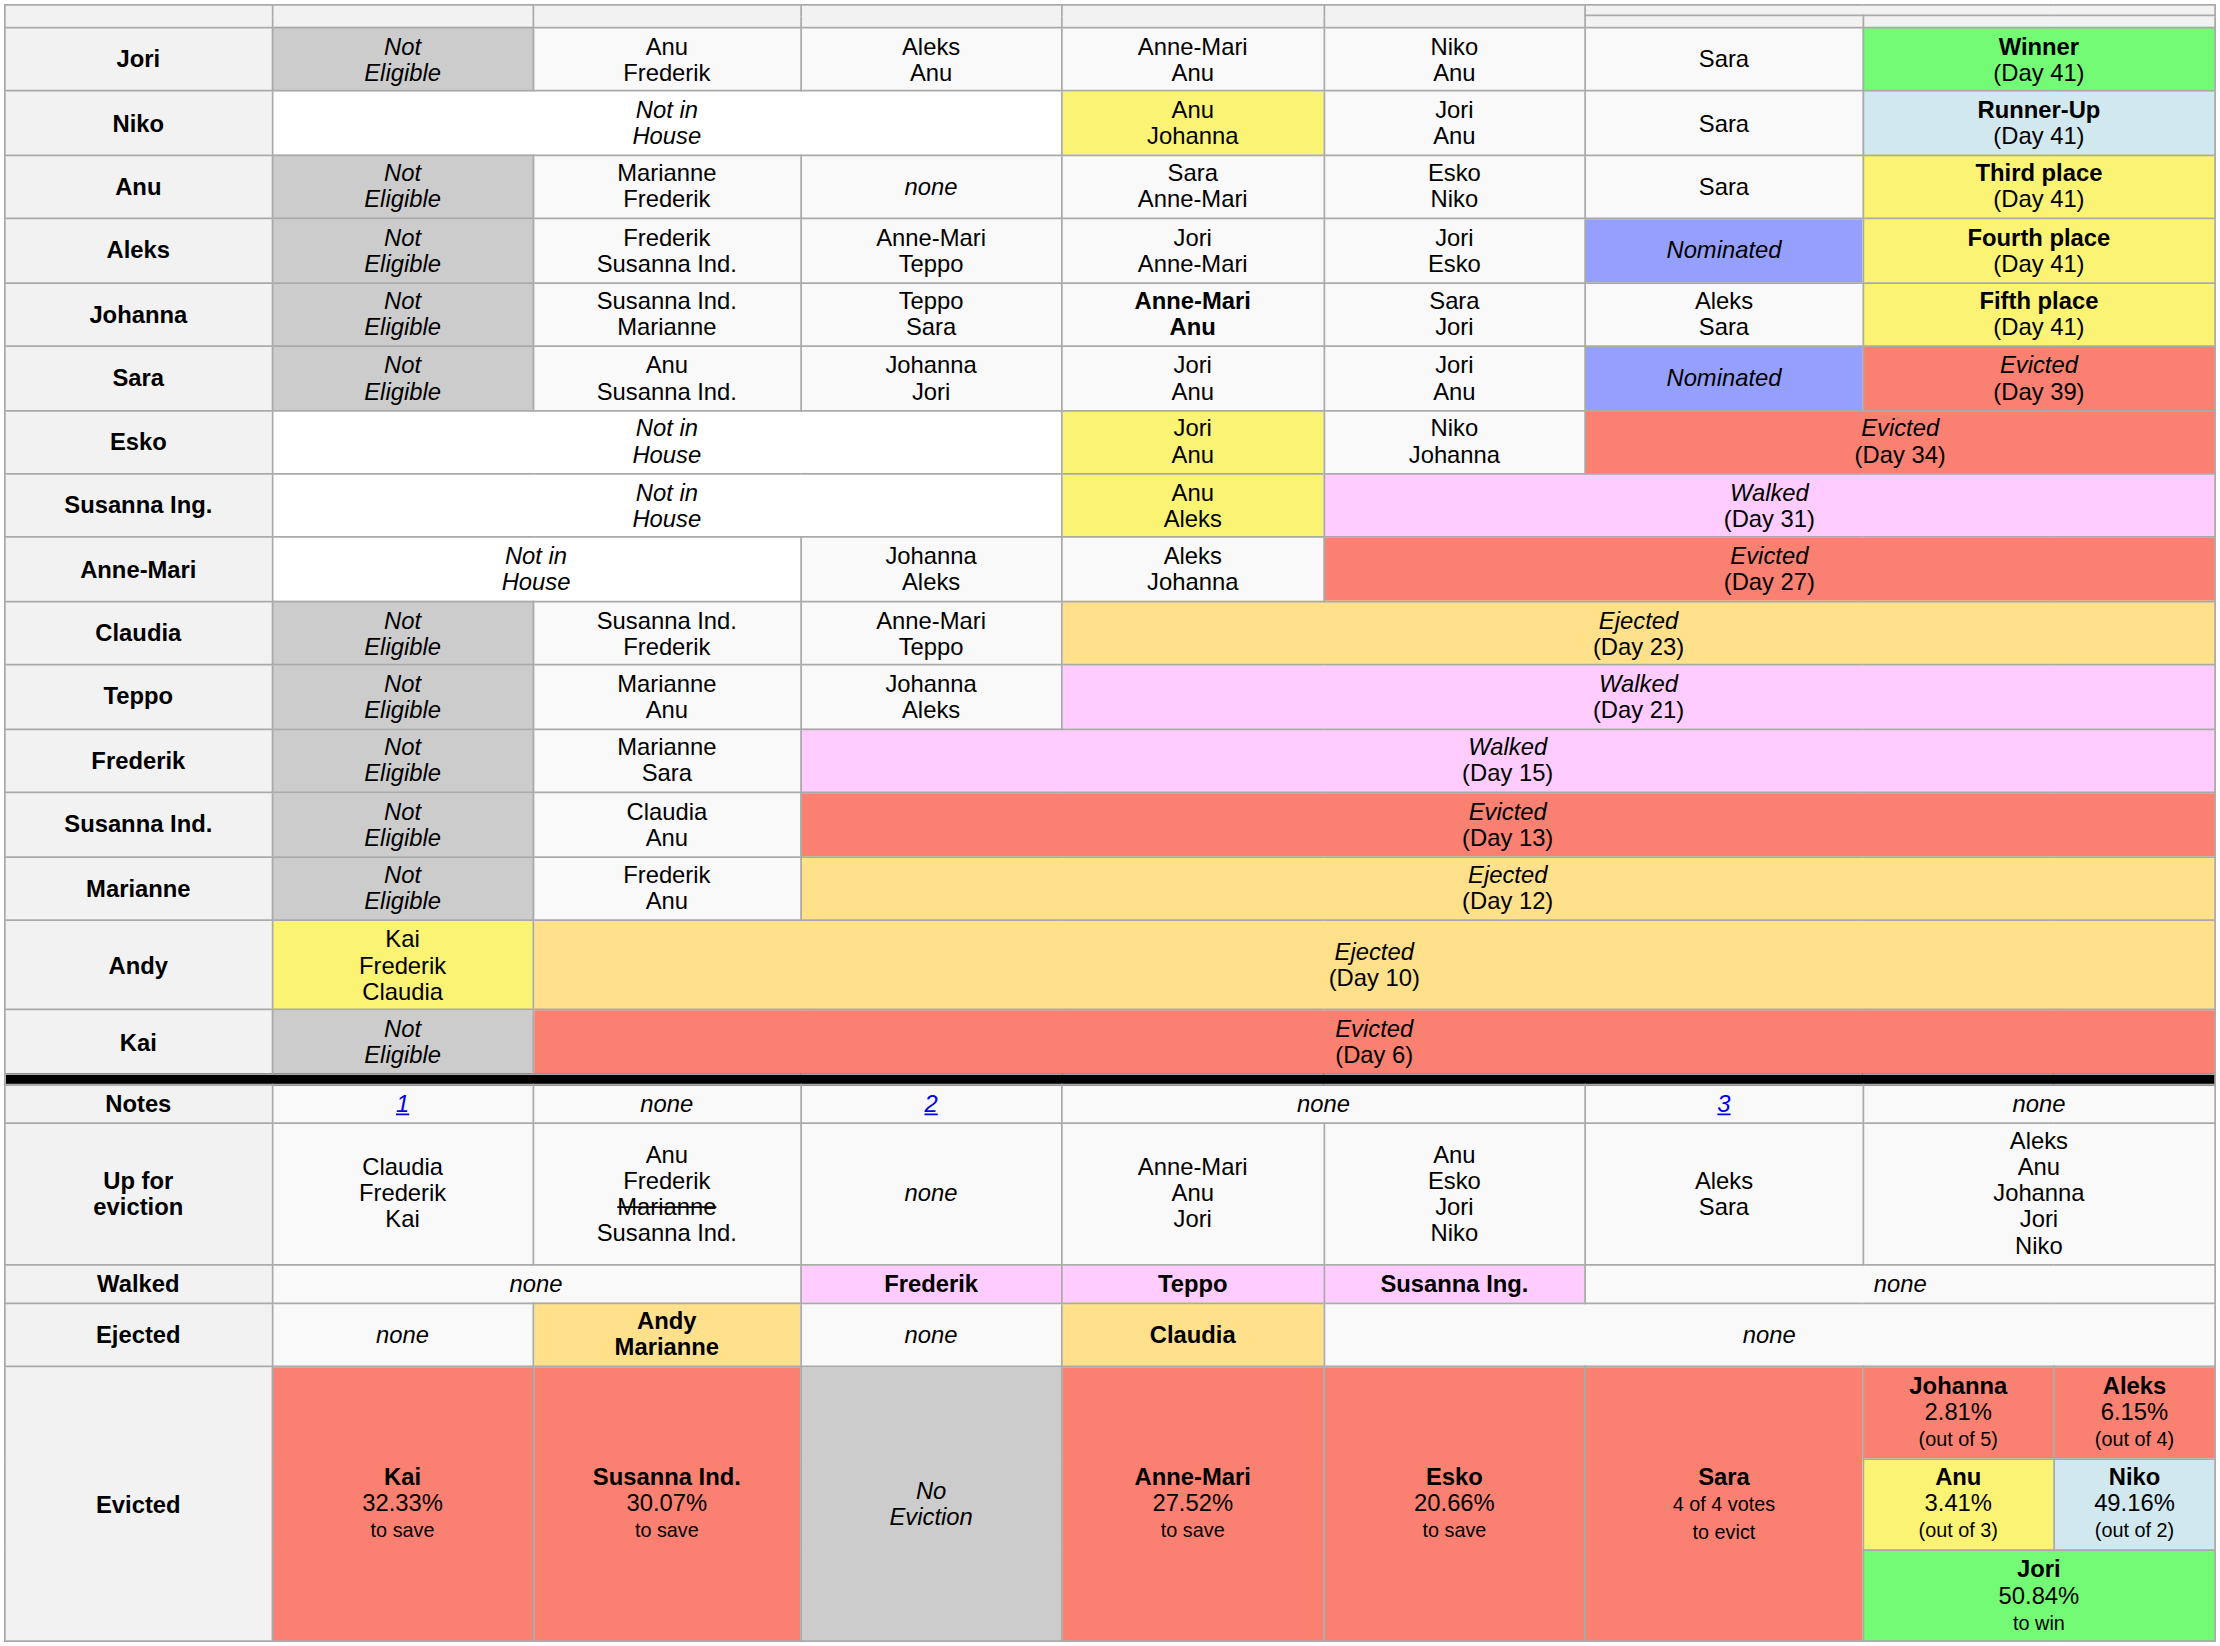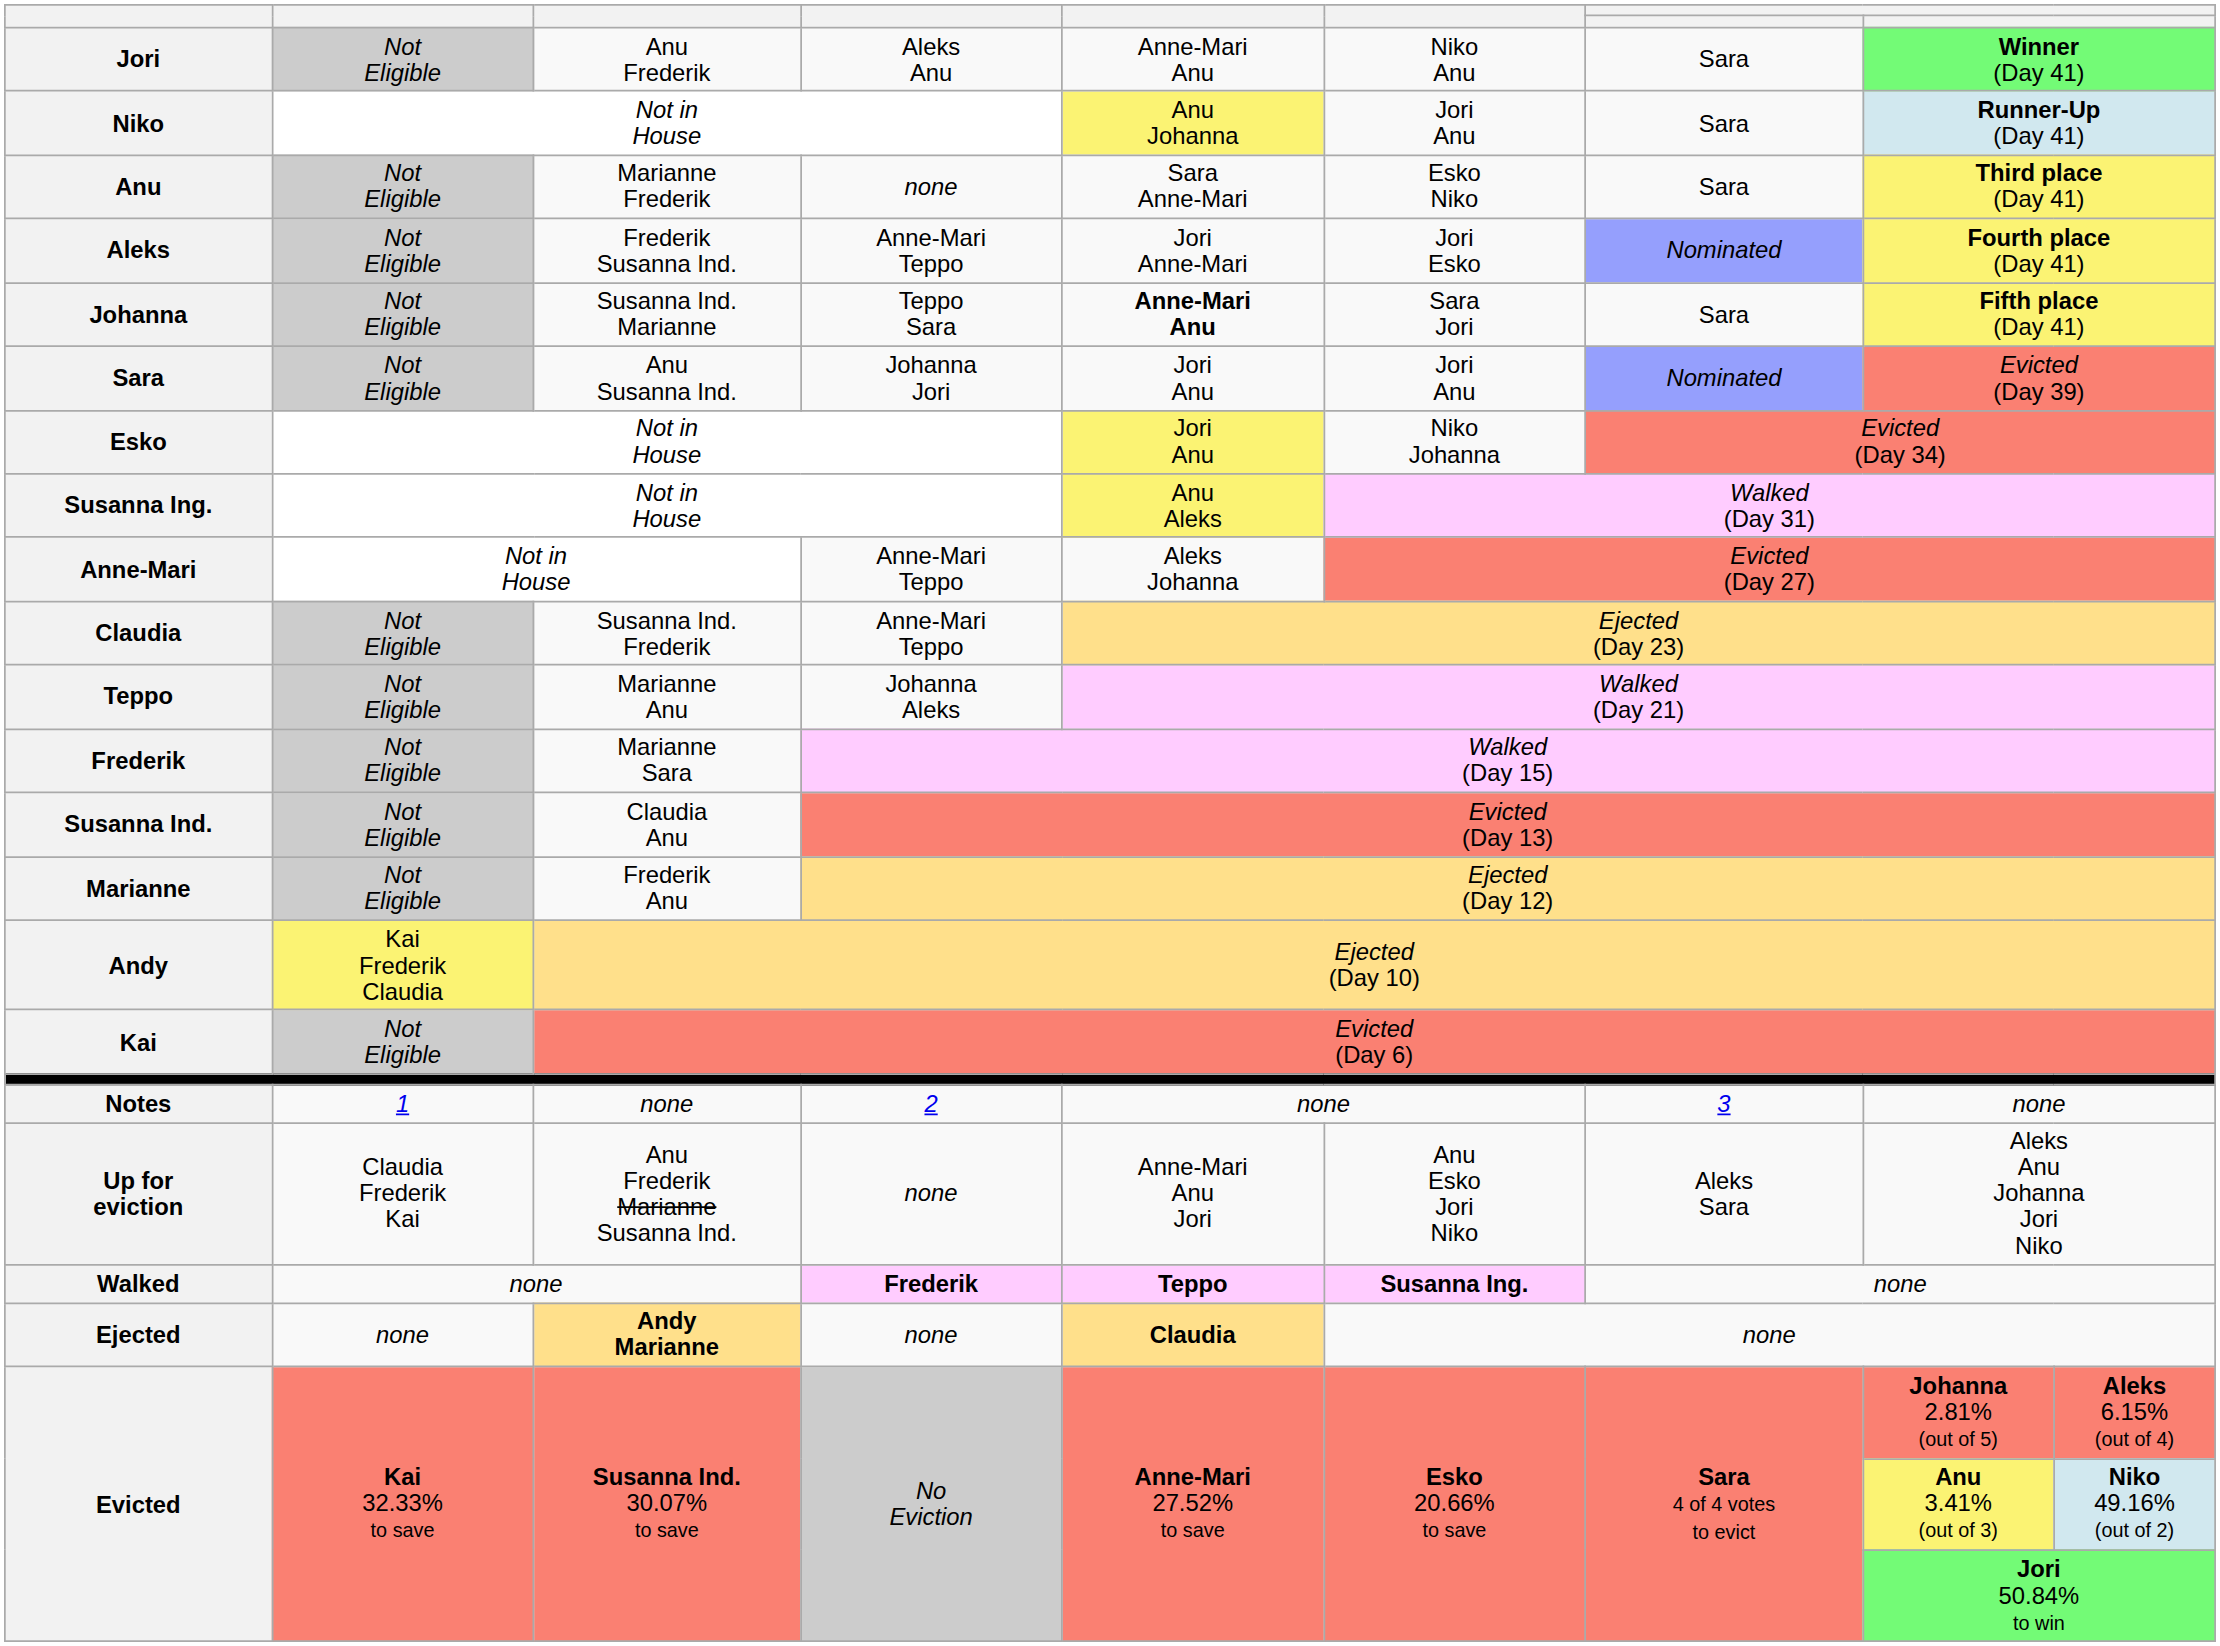(1724, 314) Aleks Sara -> (1724, 314) Sara
(931, 569) Johanna Aleks -> (931, 569) Anne-Mari Teppo
